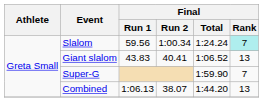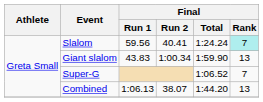(175, 43) 1:00.34 -> (175, 43) 40.41
(175, 58) 40.41 -> (175, 58) 1:00.34
(212, 58) 1:06.52 -> (212, 58) 1:59.90
(212, 74) 1:59.90 -> (212, 74) 1:06.52
